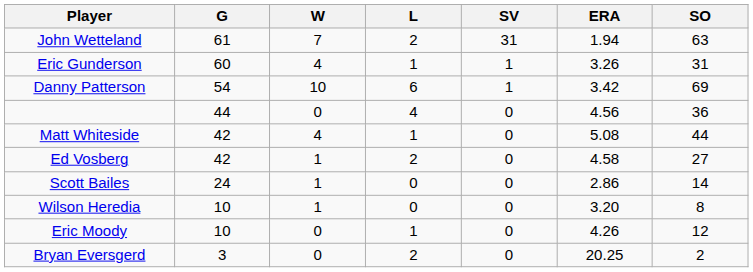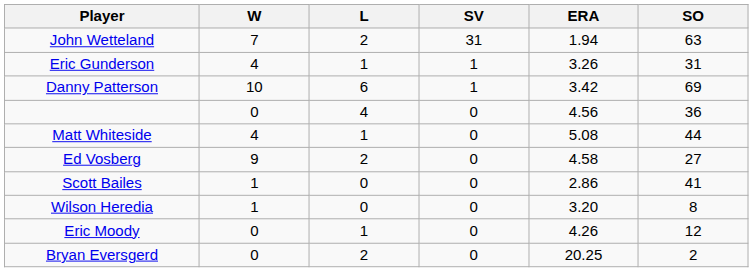- column: (222, 16)
(318, 159) 1 -> (254, 159) 9
(700, 183) 14 -> (693, 183) 41
